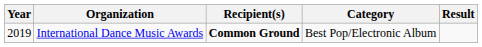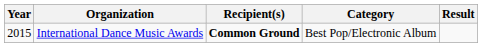(19, 33) 2019 -> (19, 33) 2015
